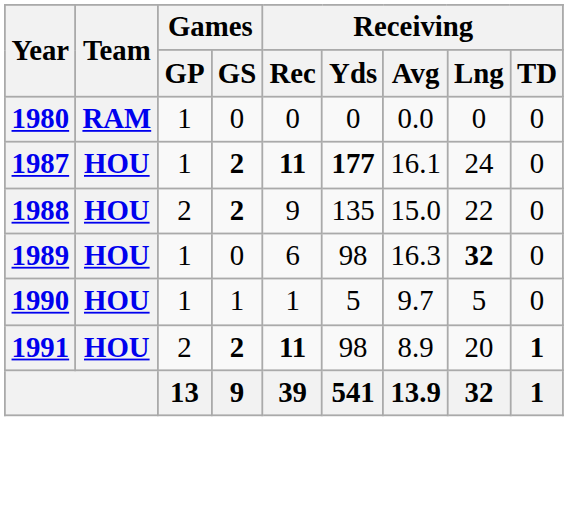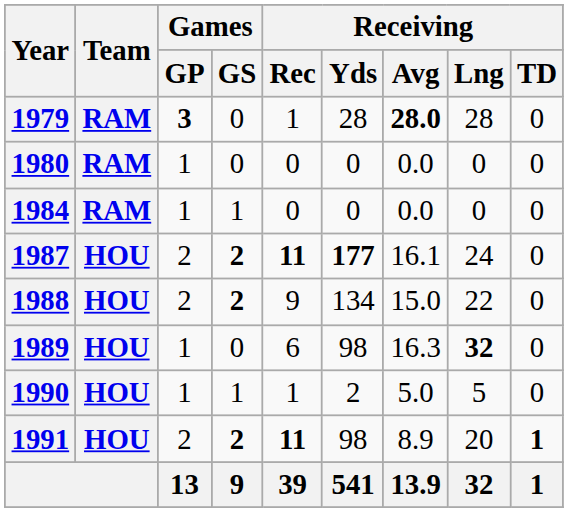+ row: (40, 118)
+ row: (40, 210)
(184, 164) 1 -> (184, 255) 2
(353, 210) 135 -> (353, 301) 134
(353, 301) 5 -> (353, 392) 2
(416, 301) 9.7 -> (416, 392) 5.0
